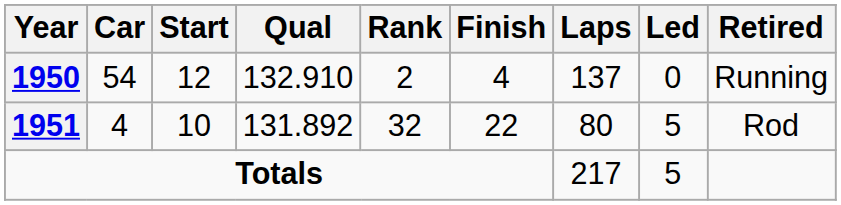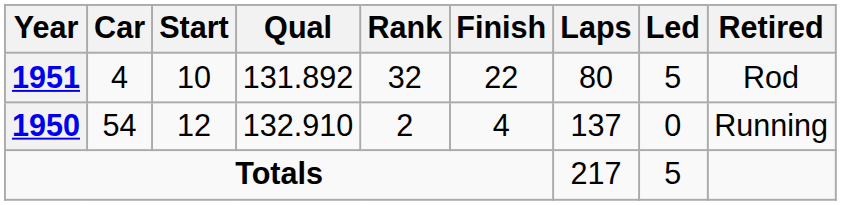rows swapped: (46, 77) <-> (46, 125)
